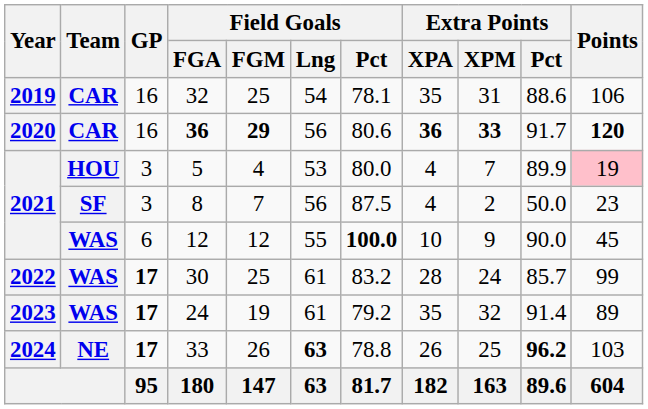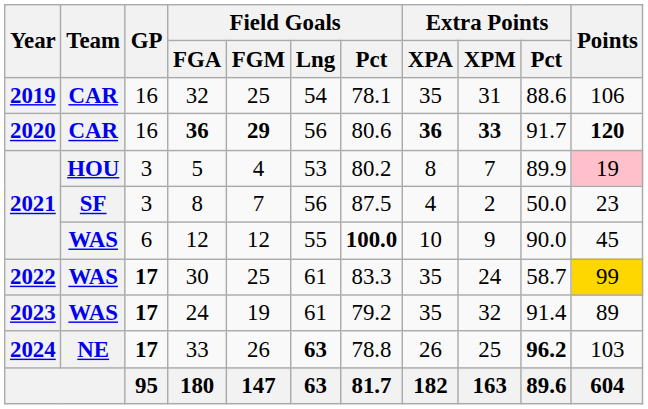(371, 167) 80.0 -> (371, 167) 80.2
(430, 167) 4 -> (430, 167) 8
(371, 276) 83.2 -> (371, 276) 83.3
(430, 276) 28 -> (430, 276) 35
(546, 276) 85.7 -> (546, 276) 58.7
(607, 276) no background -> (607, 276) gold background
